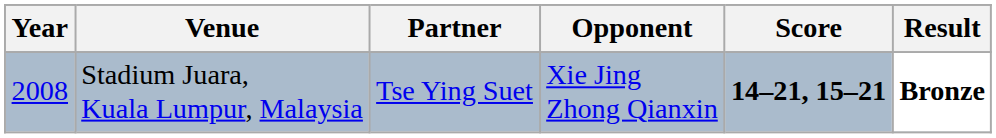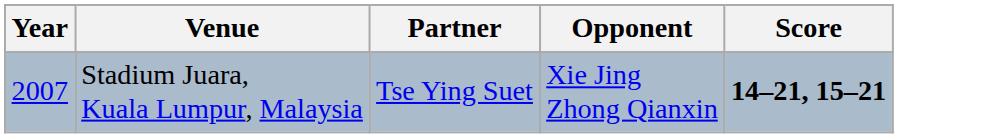- column: (942, 28)
(40, 91) 2008 -> (40, 91) 2007
